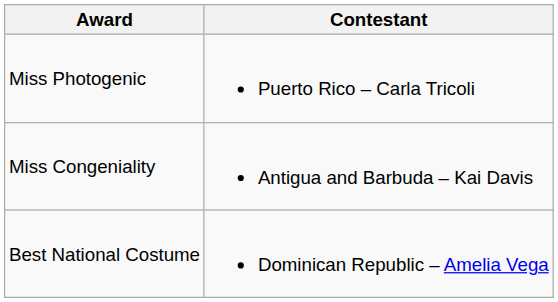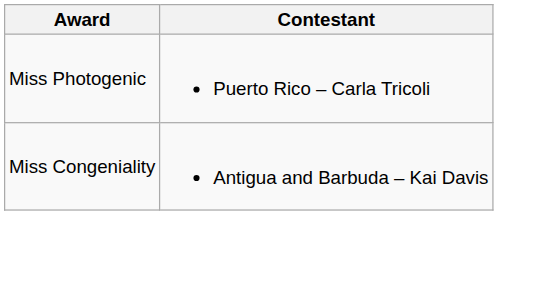- row: (104, 254)
